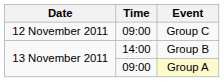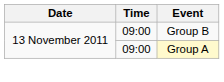- row: (188, 31)
(136, 49) 14:00 -> (136, 31) 09:00
